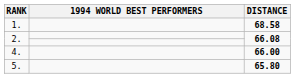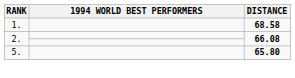- row: (17, 53)
